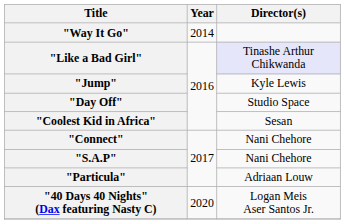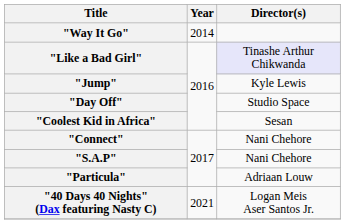(202, 202) 2020 -> (202, 202) 2021
